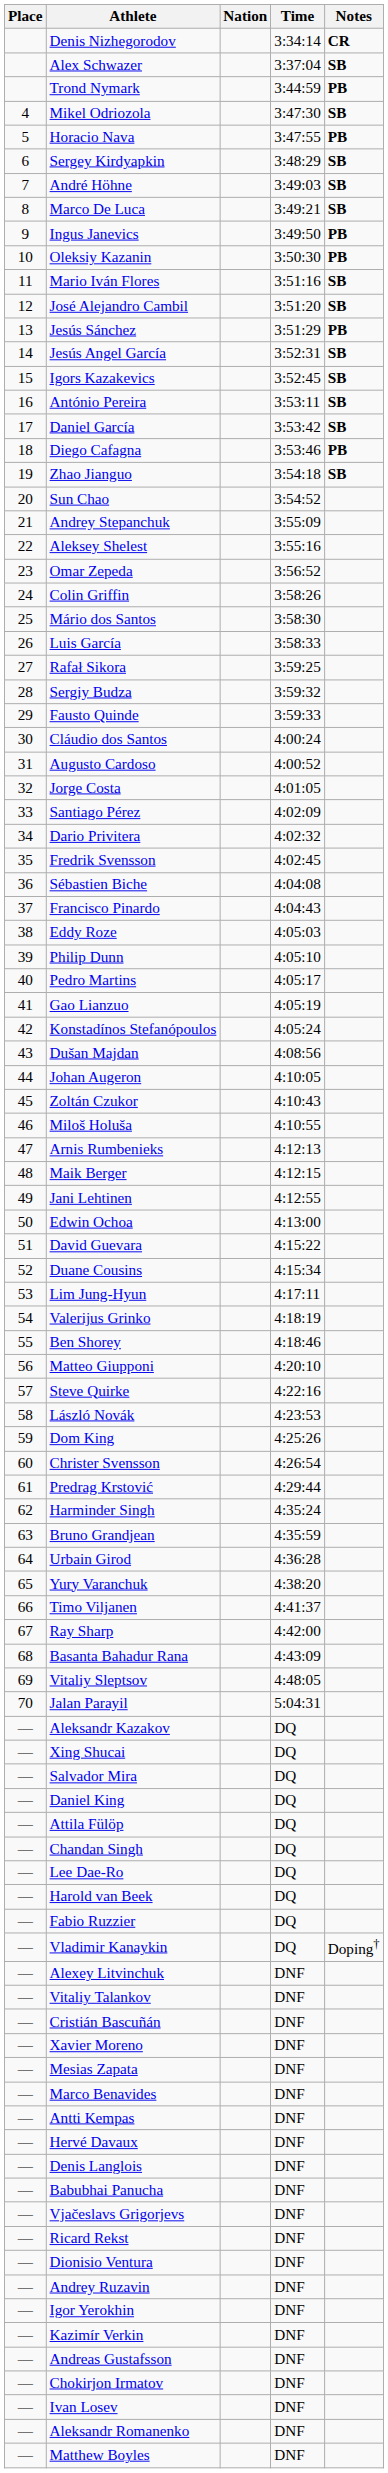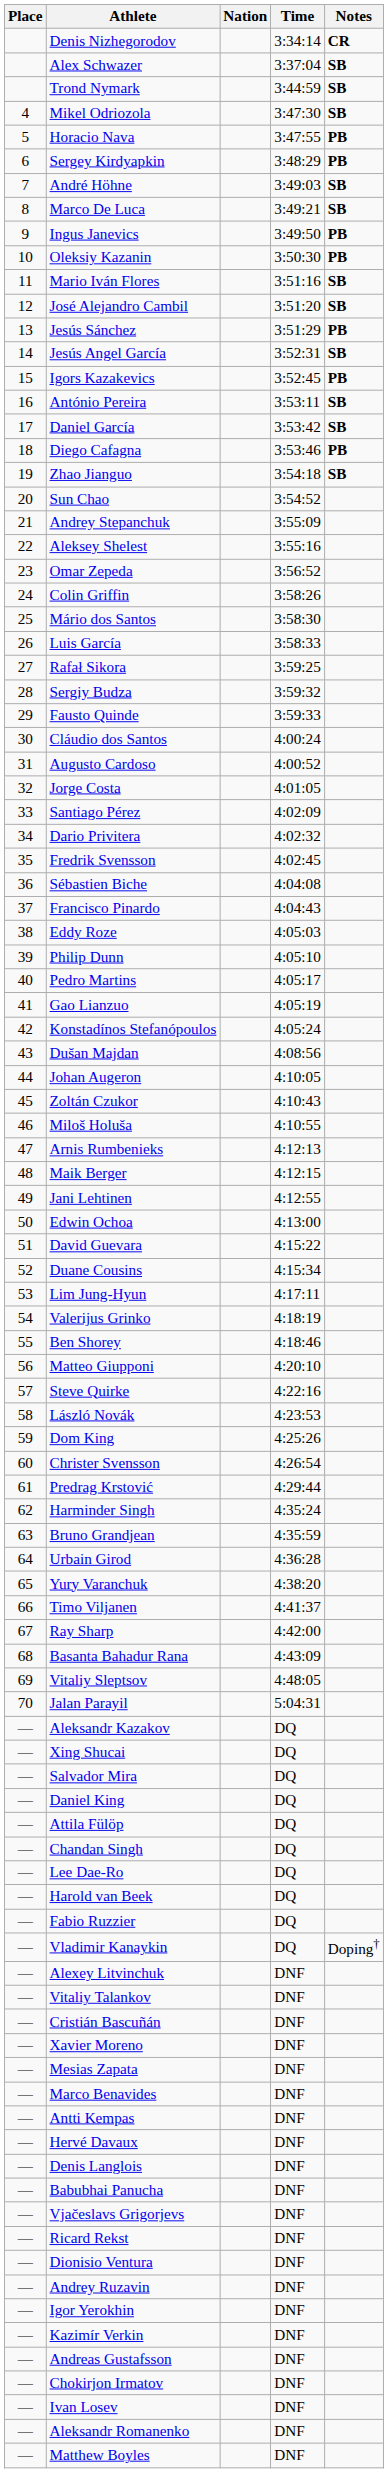(337, 88) PB -> (337, 88) SB
(337, 161) SB -> (337, 161) PB
(337, 378) SB -> (337, 378) PB
